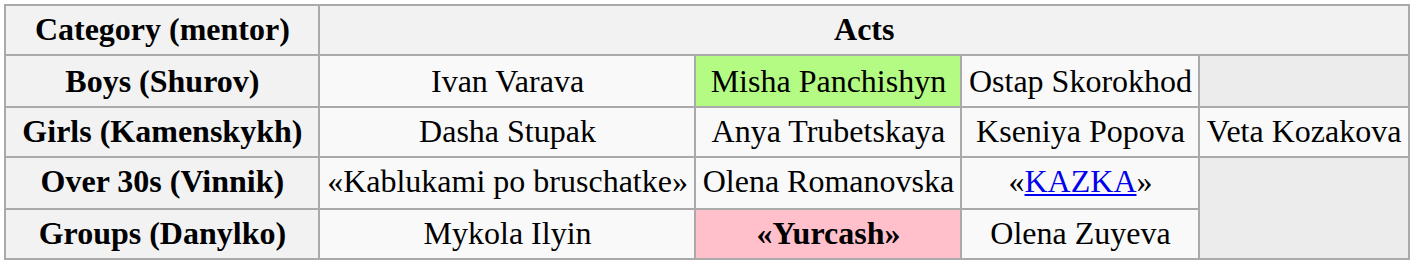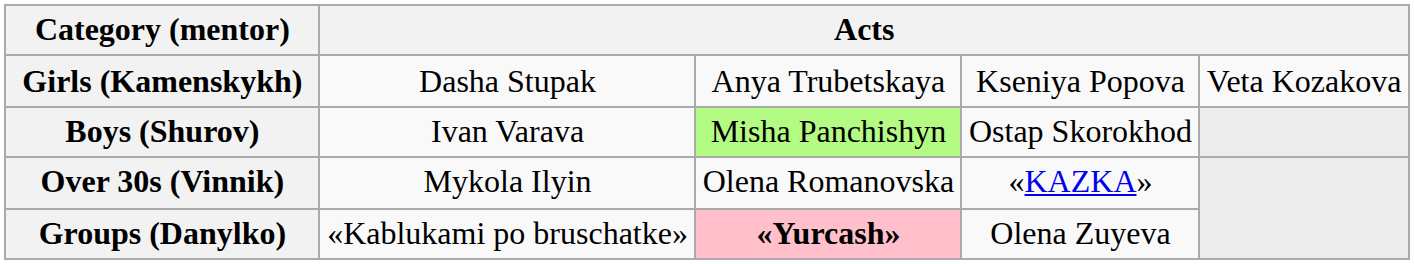rows swapped: (162, 80) <-> (162, 131)
(508, 182) «Kablukami po bruschatke» -> (508, 182) Mykola Ilyin
(508, 232) Mykola Ilyin -> (508, 232) «Kablukami po bruschatke»
